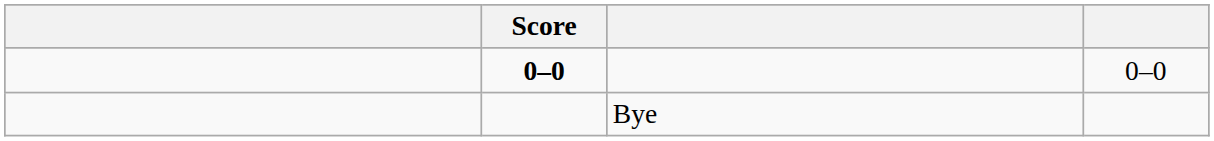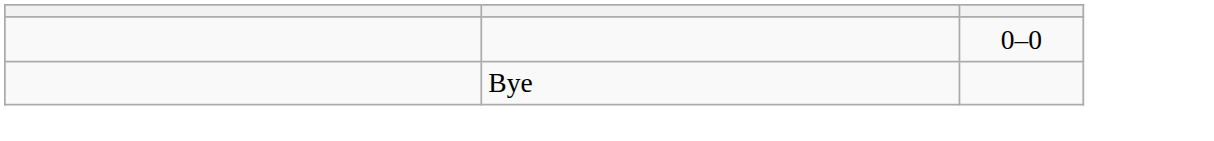- column: (544, 26)
